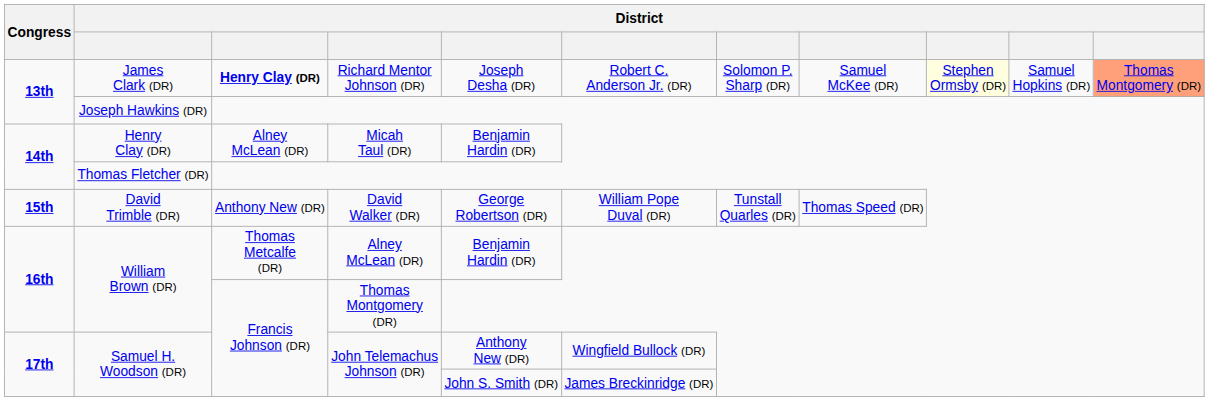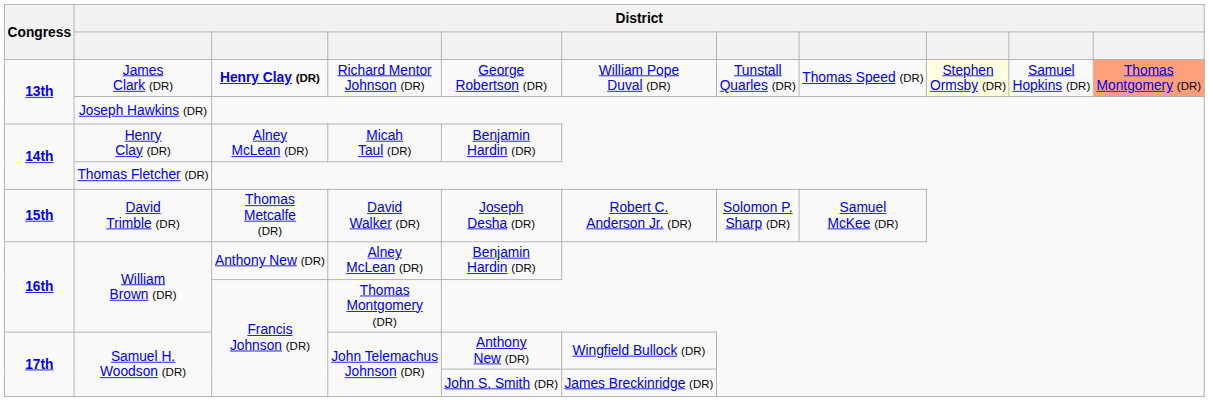(501, 78) Joseph Desha (DR) -> (501, 78) George Robertson (DR)
(639, 78) Robert C. Anderson Jr. (DR) -> (639, 78) William Pope Duval (DR)
(758, 78) Solomon P. Sharp (DR) -> (758, 78) Tunstall Quarles (DR)
(863, 78) Samuel McKee (DR) -> (863, 78) Thomas Speed (DR)
(270, 207) Anthony New (DR) -> (270, 215) Thomas Metcalfe (DR)
(501, 207) George Robertson (DR) -> (501, 215) Joseph Desha (DR)
(639, 207) William Pope Duval (DR) -> (639, 215) Robert C. Anderson Jr. (DR)
(758, 207) Tunstall Quarles (DR) -> (758, 215) Solomon P. Sharp (DR)
(863, 207) Thomas Speed (DR) -> (863, 215) Samuel McKee (DR)
(270, 252) Thomas Metcalfe (DR) -> (270, 260) Anthony New (DR)
